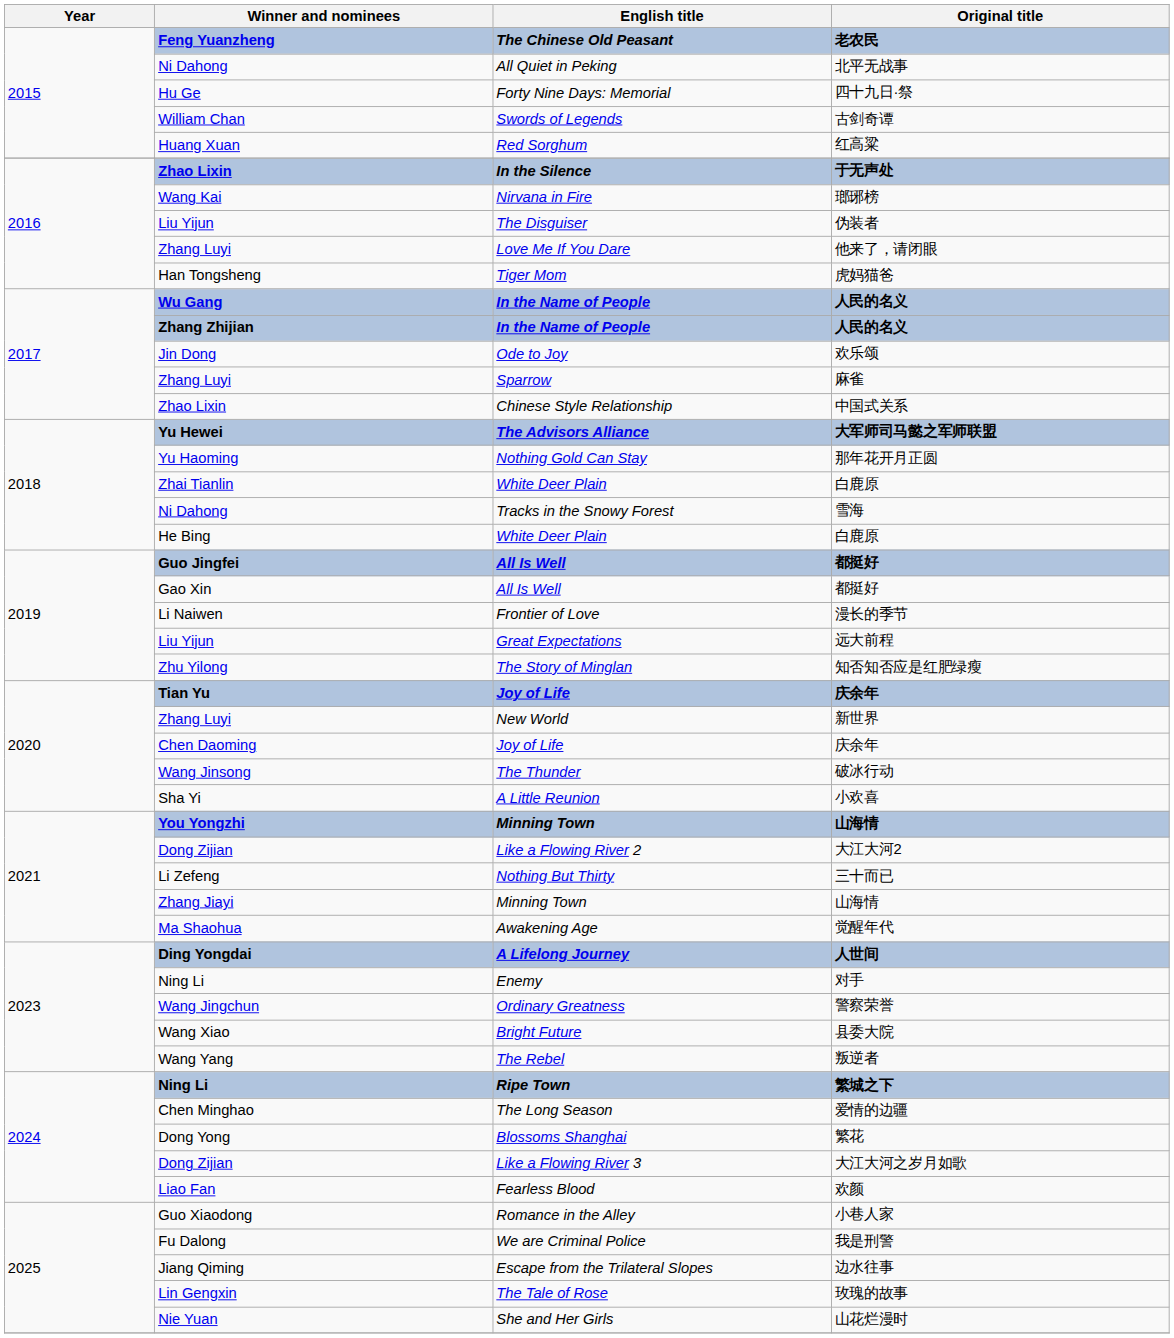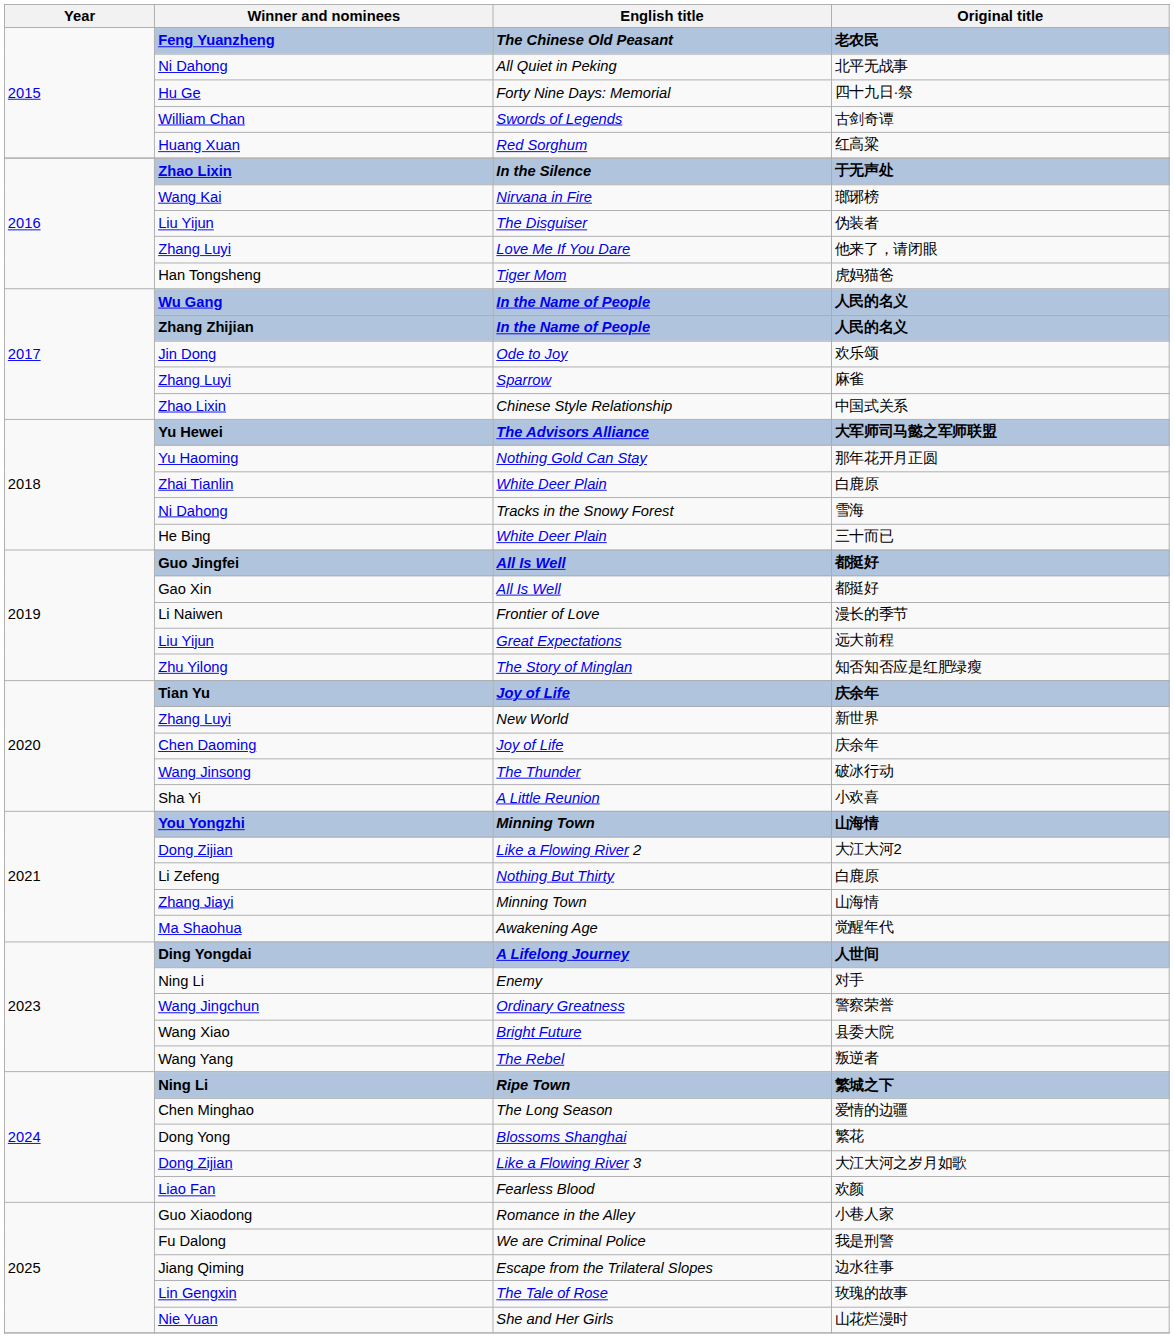(857, 536) 白鹿原 -> (864, 536) 三十而已
(864, 875) 三十而已 -> (857, 875) 白鹿原
